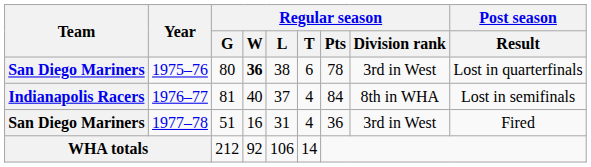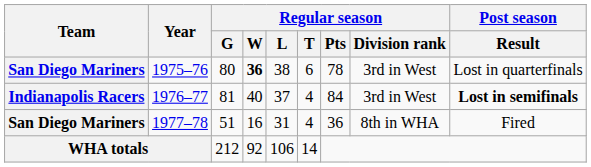(400, 96) 8th in WHA -> (400, 96) 3rd in West
(518, 96) normal -> (518, 96) bold
(400, 123) 3rd in West -> (400, 123) 8th in WHA
